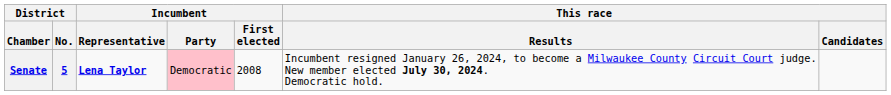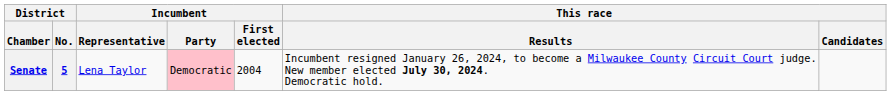(112, 70) bold -> (112, 70) normal
(249, 70) 2008 -> (249, 70) 2004
